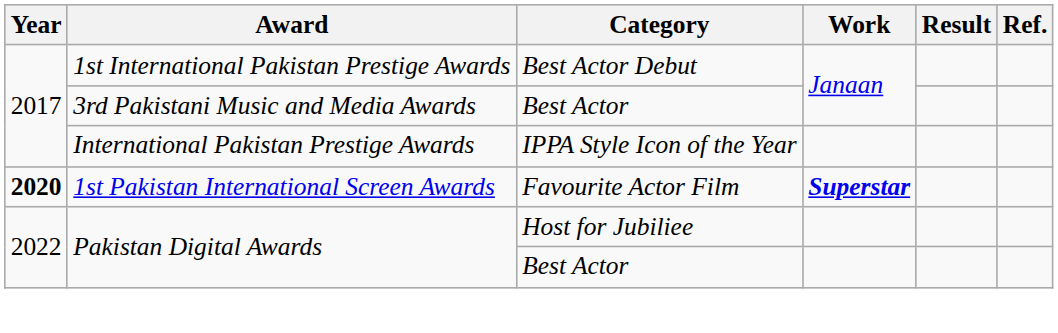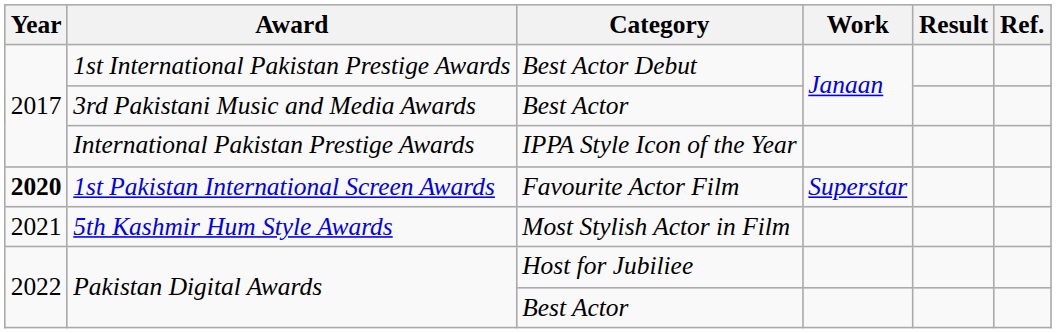(859, 186) bold -> (858, 186) normal
+ row: (233, 226)
